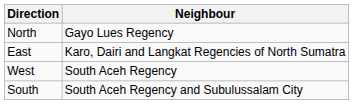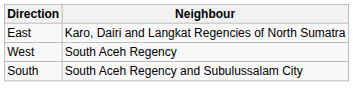- row: (22, 33)
